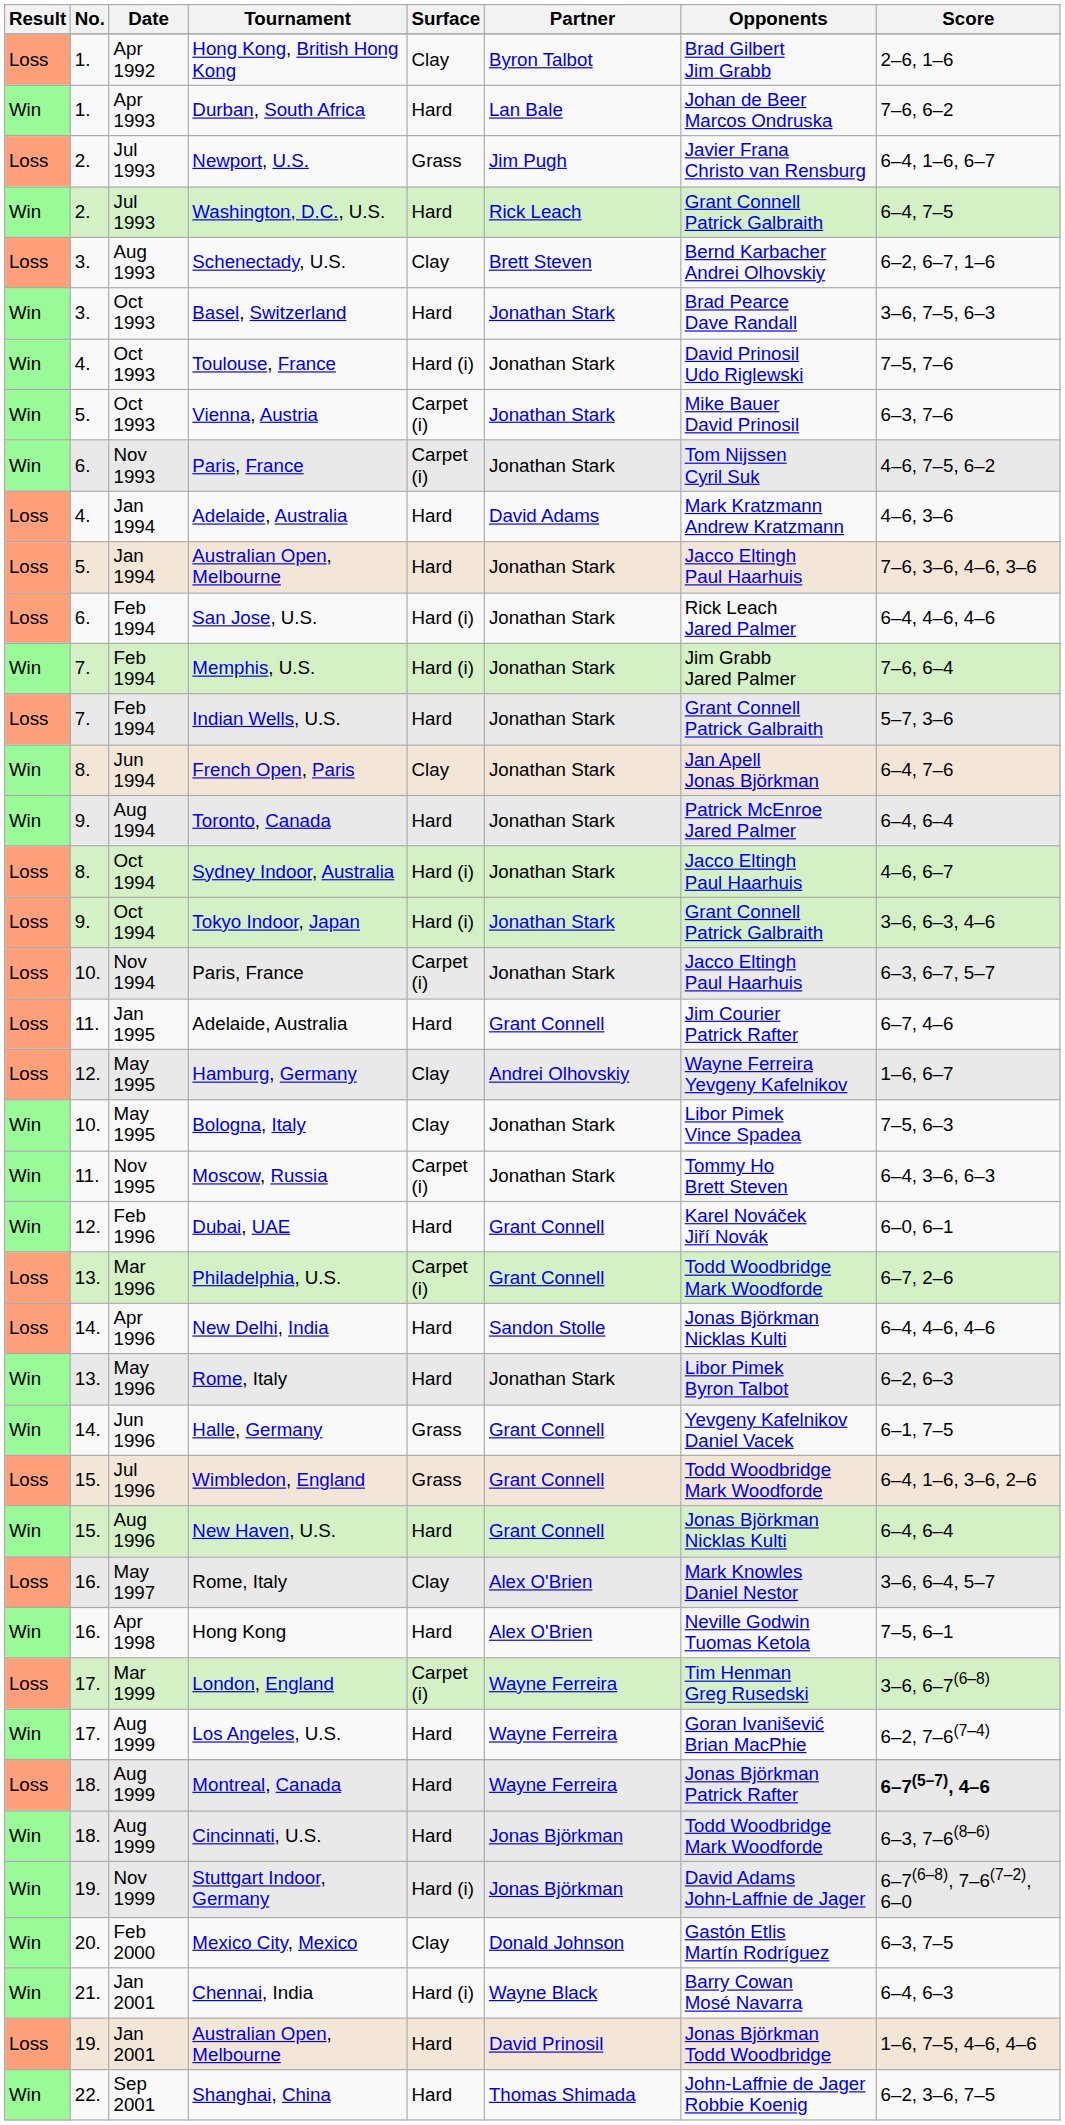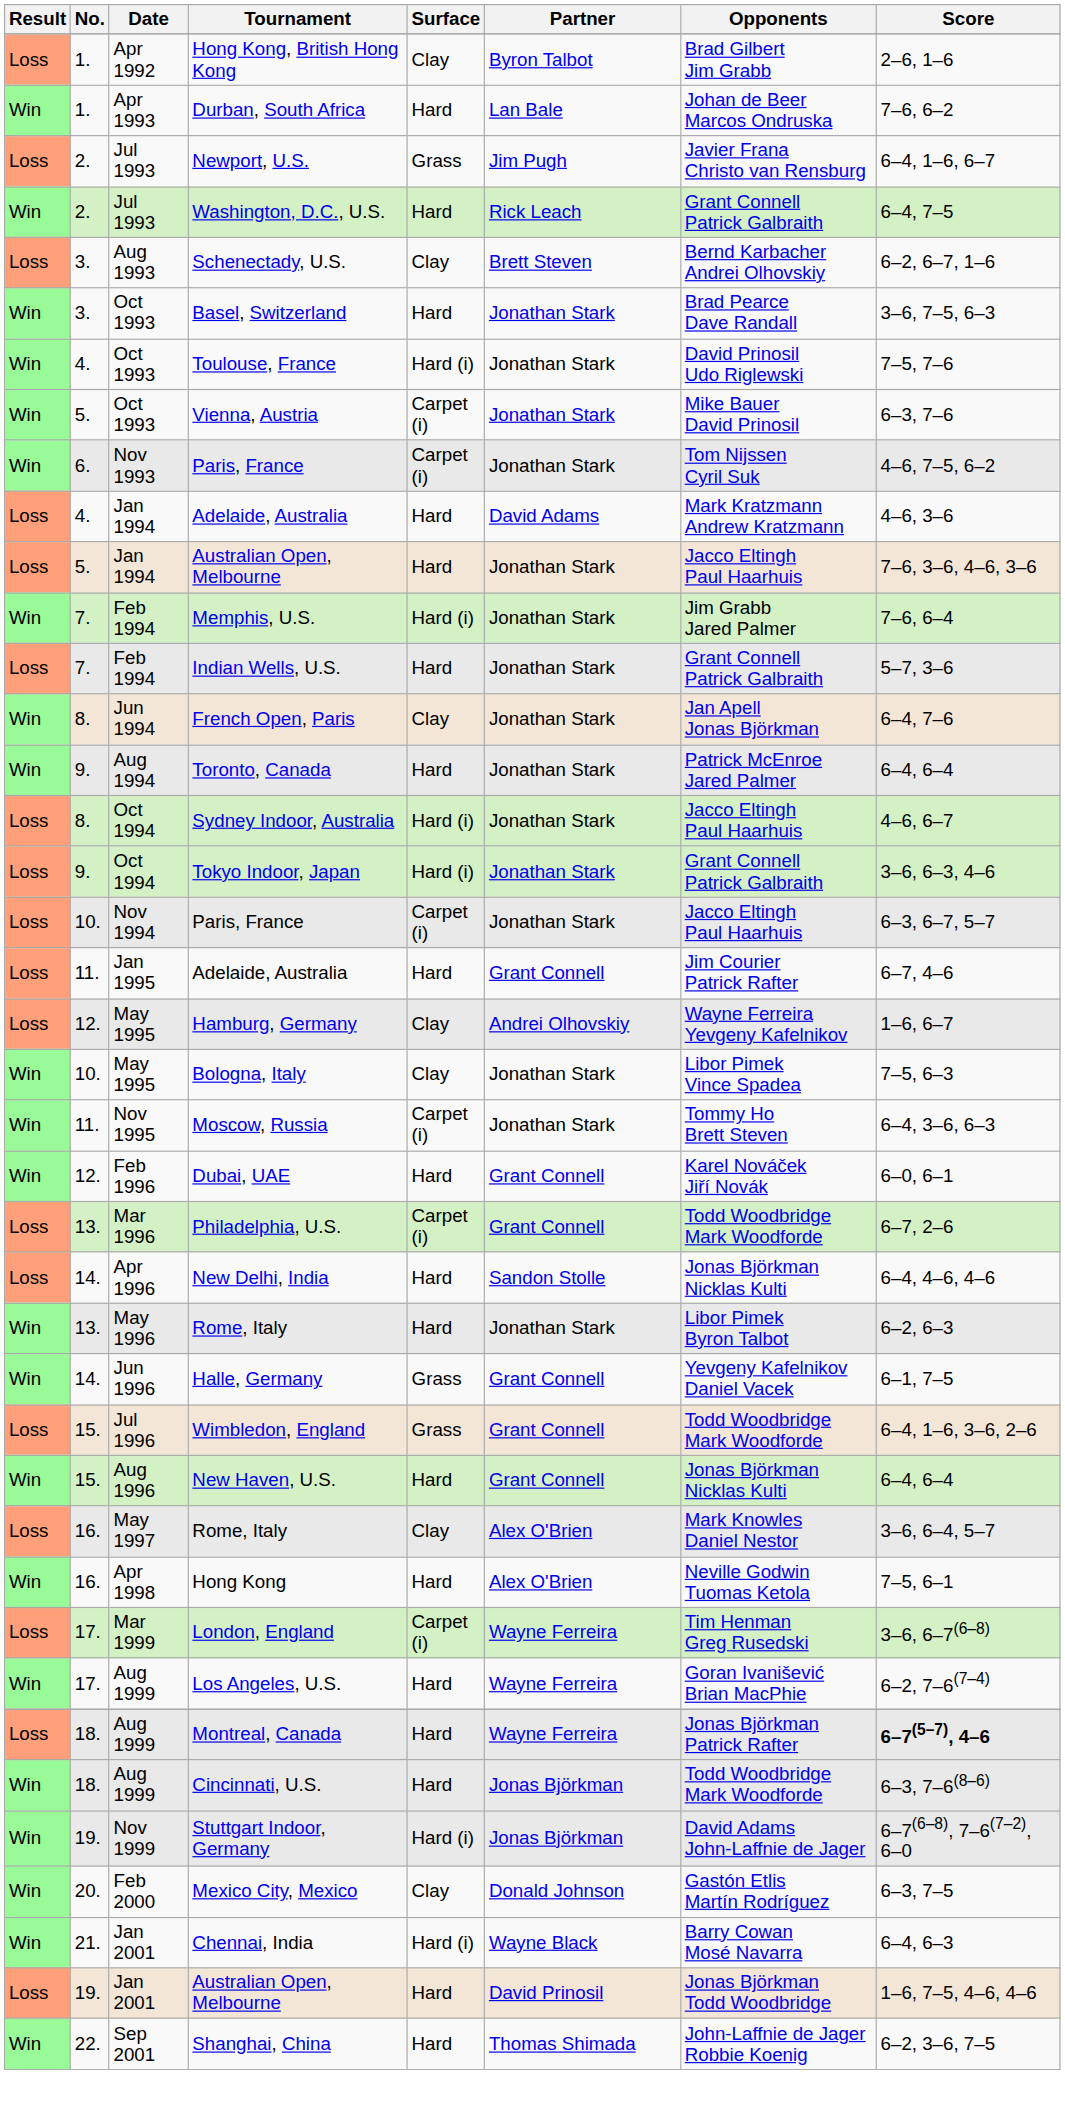- row: (134, 617)
